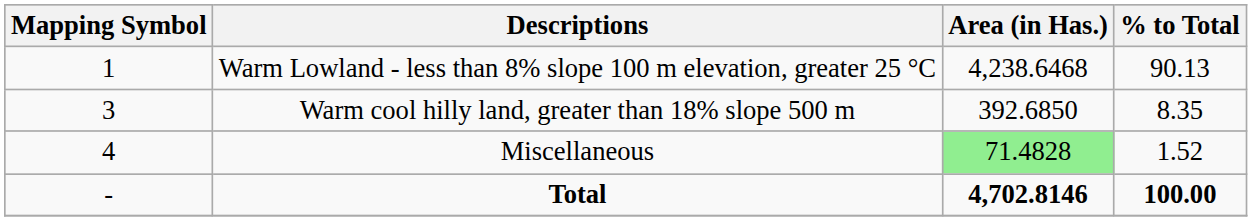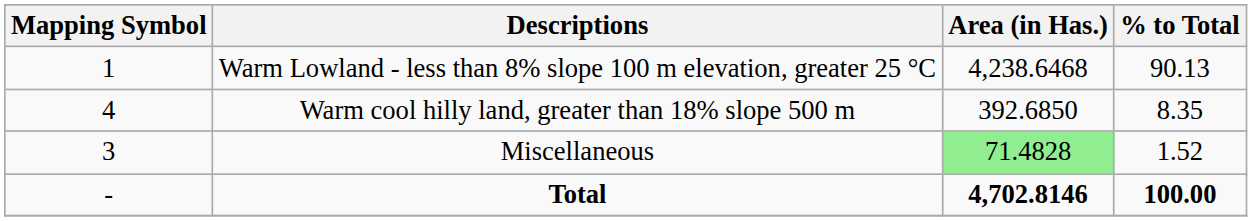(109, 109) 3 -> (109, 109) 4
(109, 151) 4 -> (109, 151) 3
